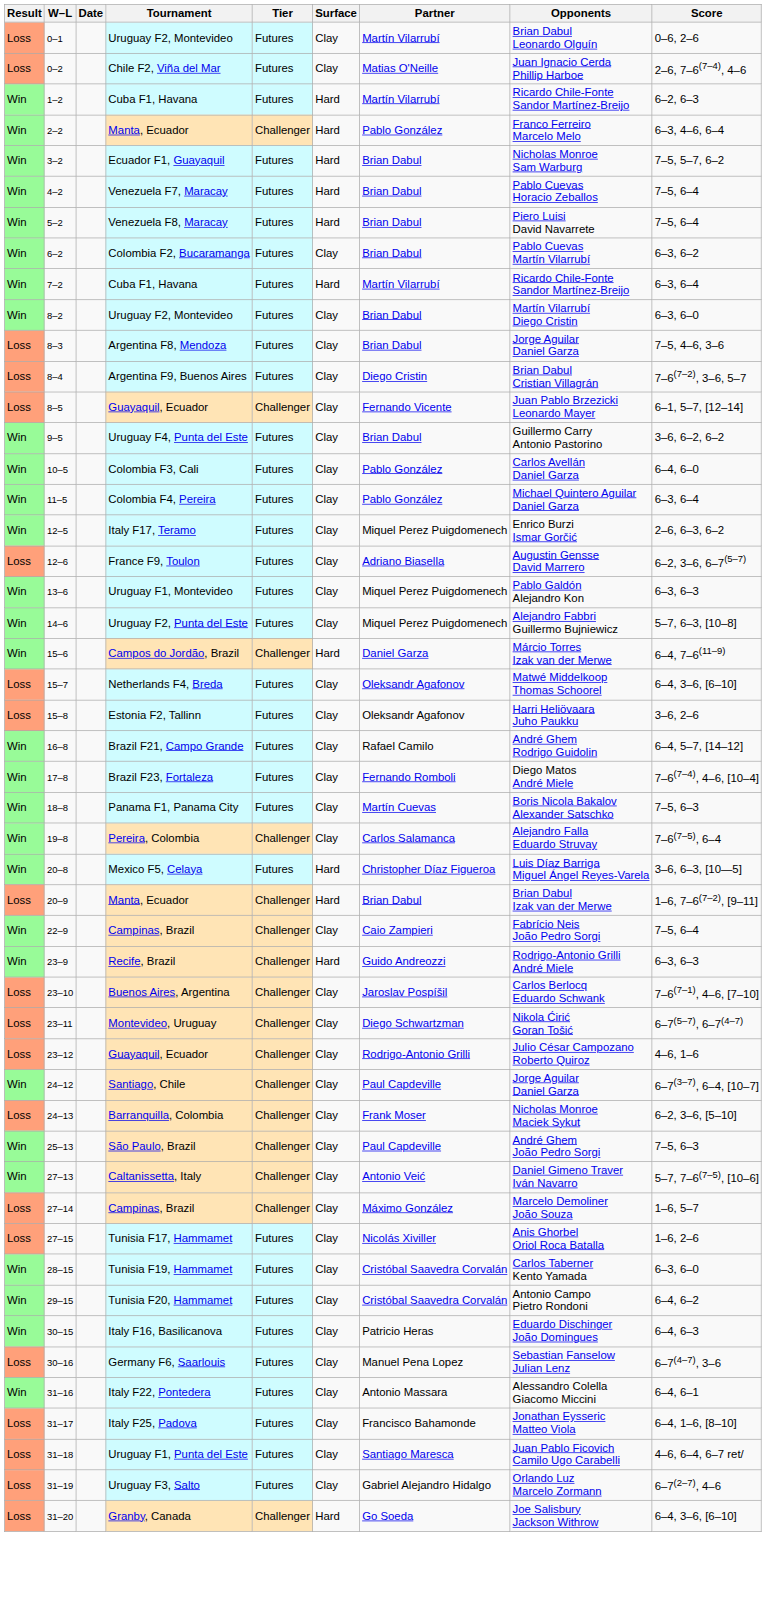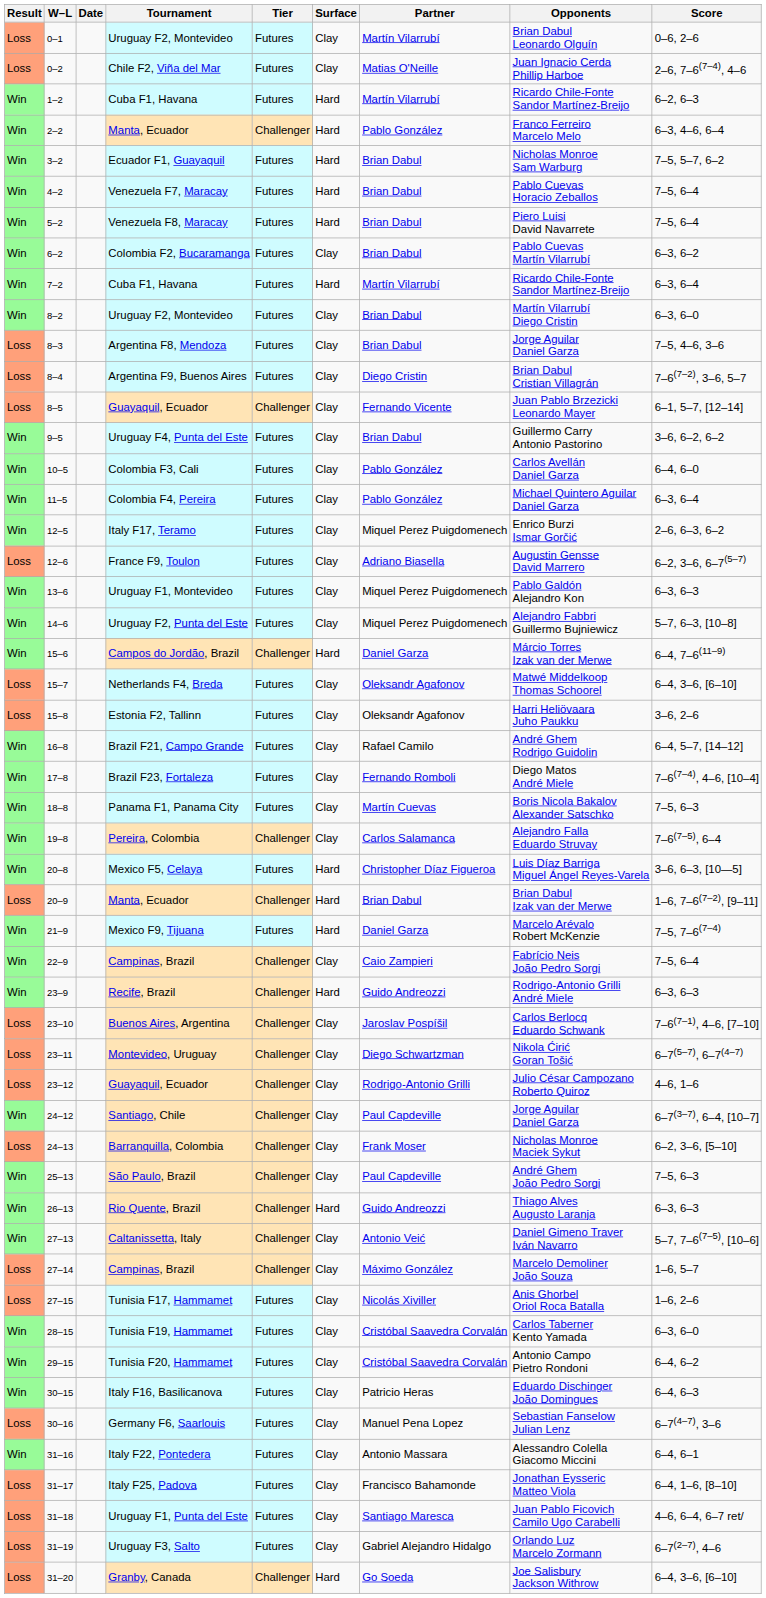+ row: (57, 931)
+ row: (60, 1208)
